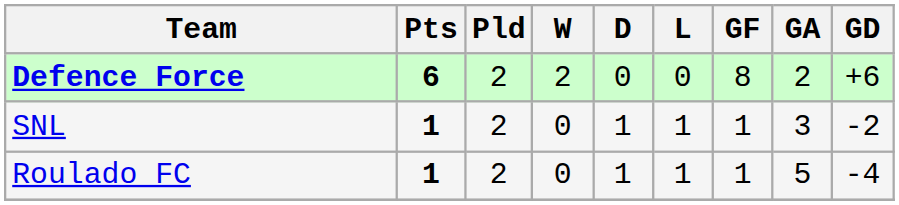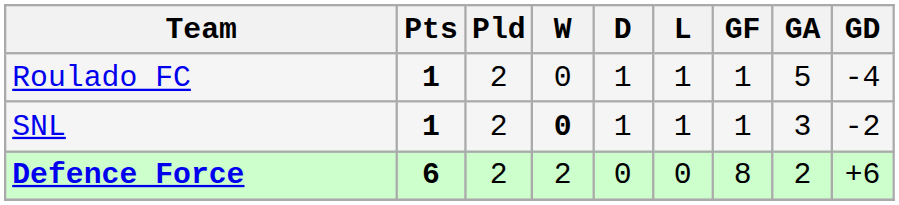rows swapped: (128, 78) <-> (102, 175)
(563, 126) normal -> (563, 126) bold
